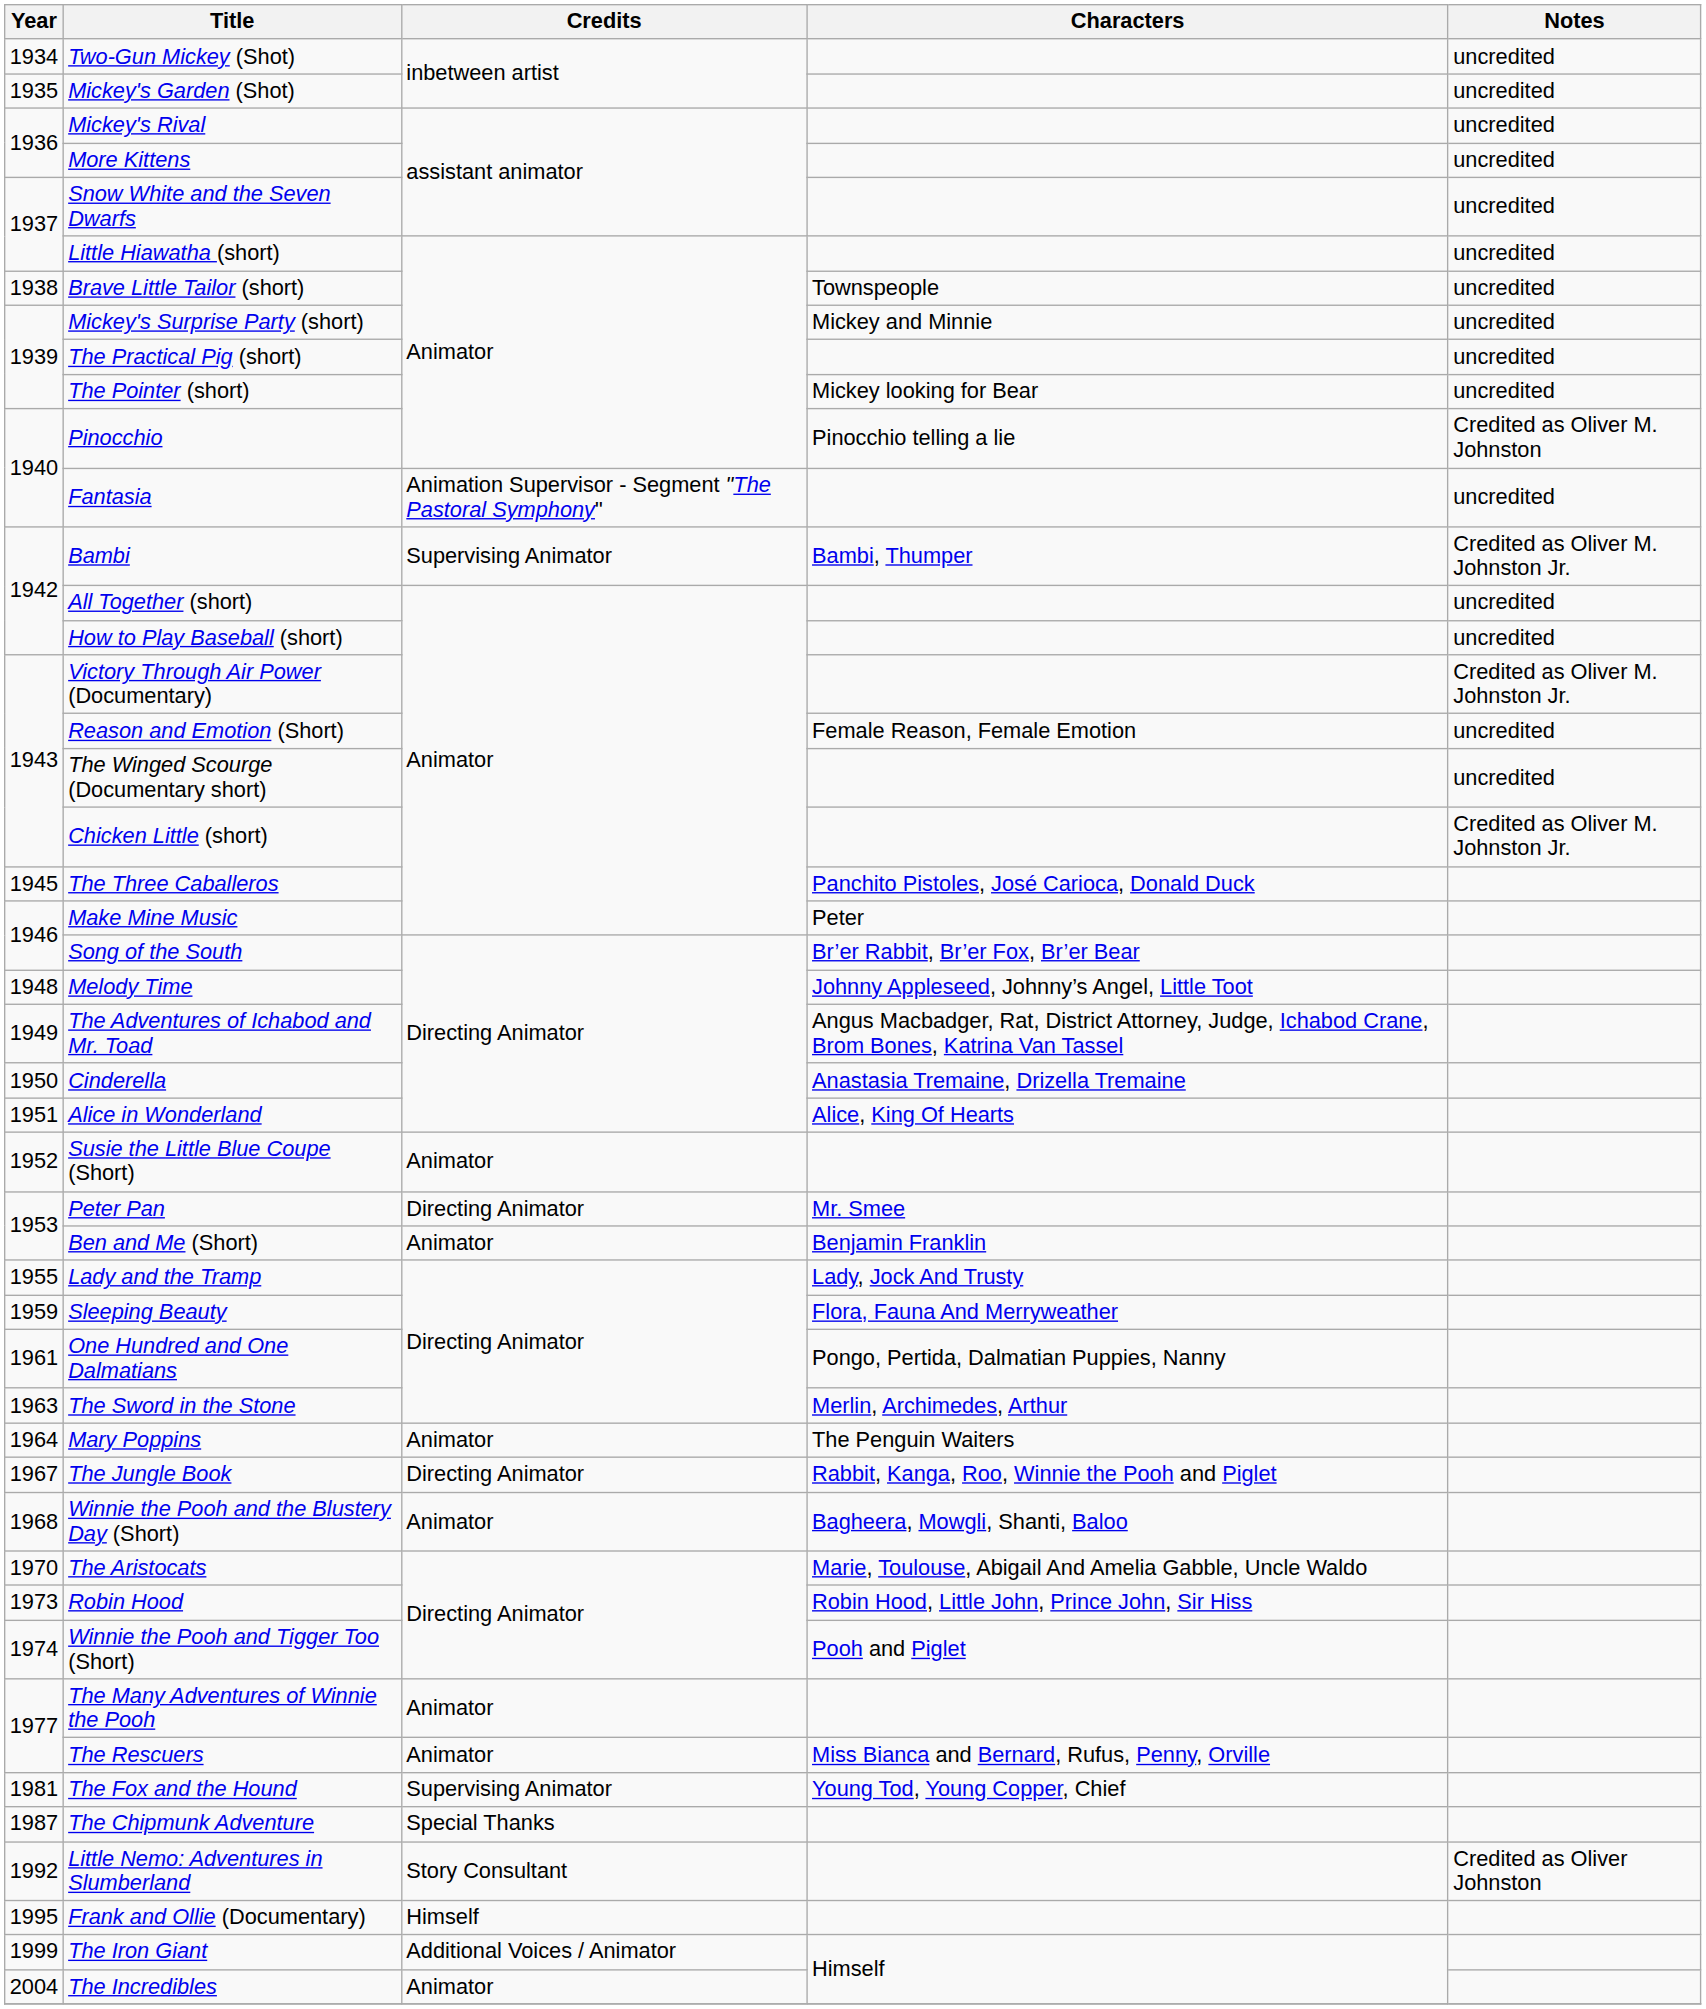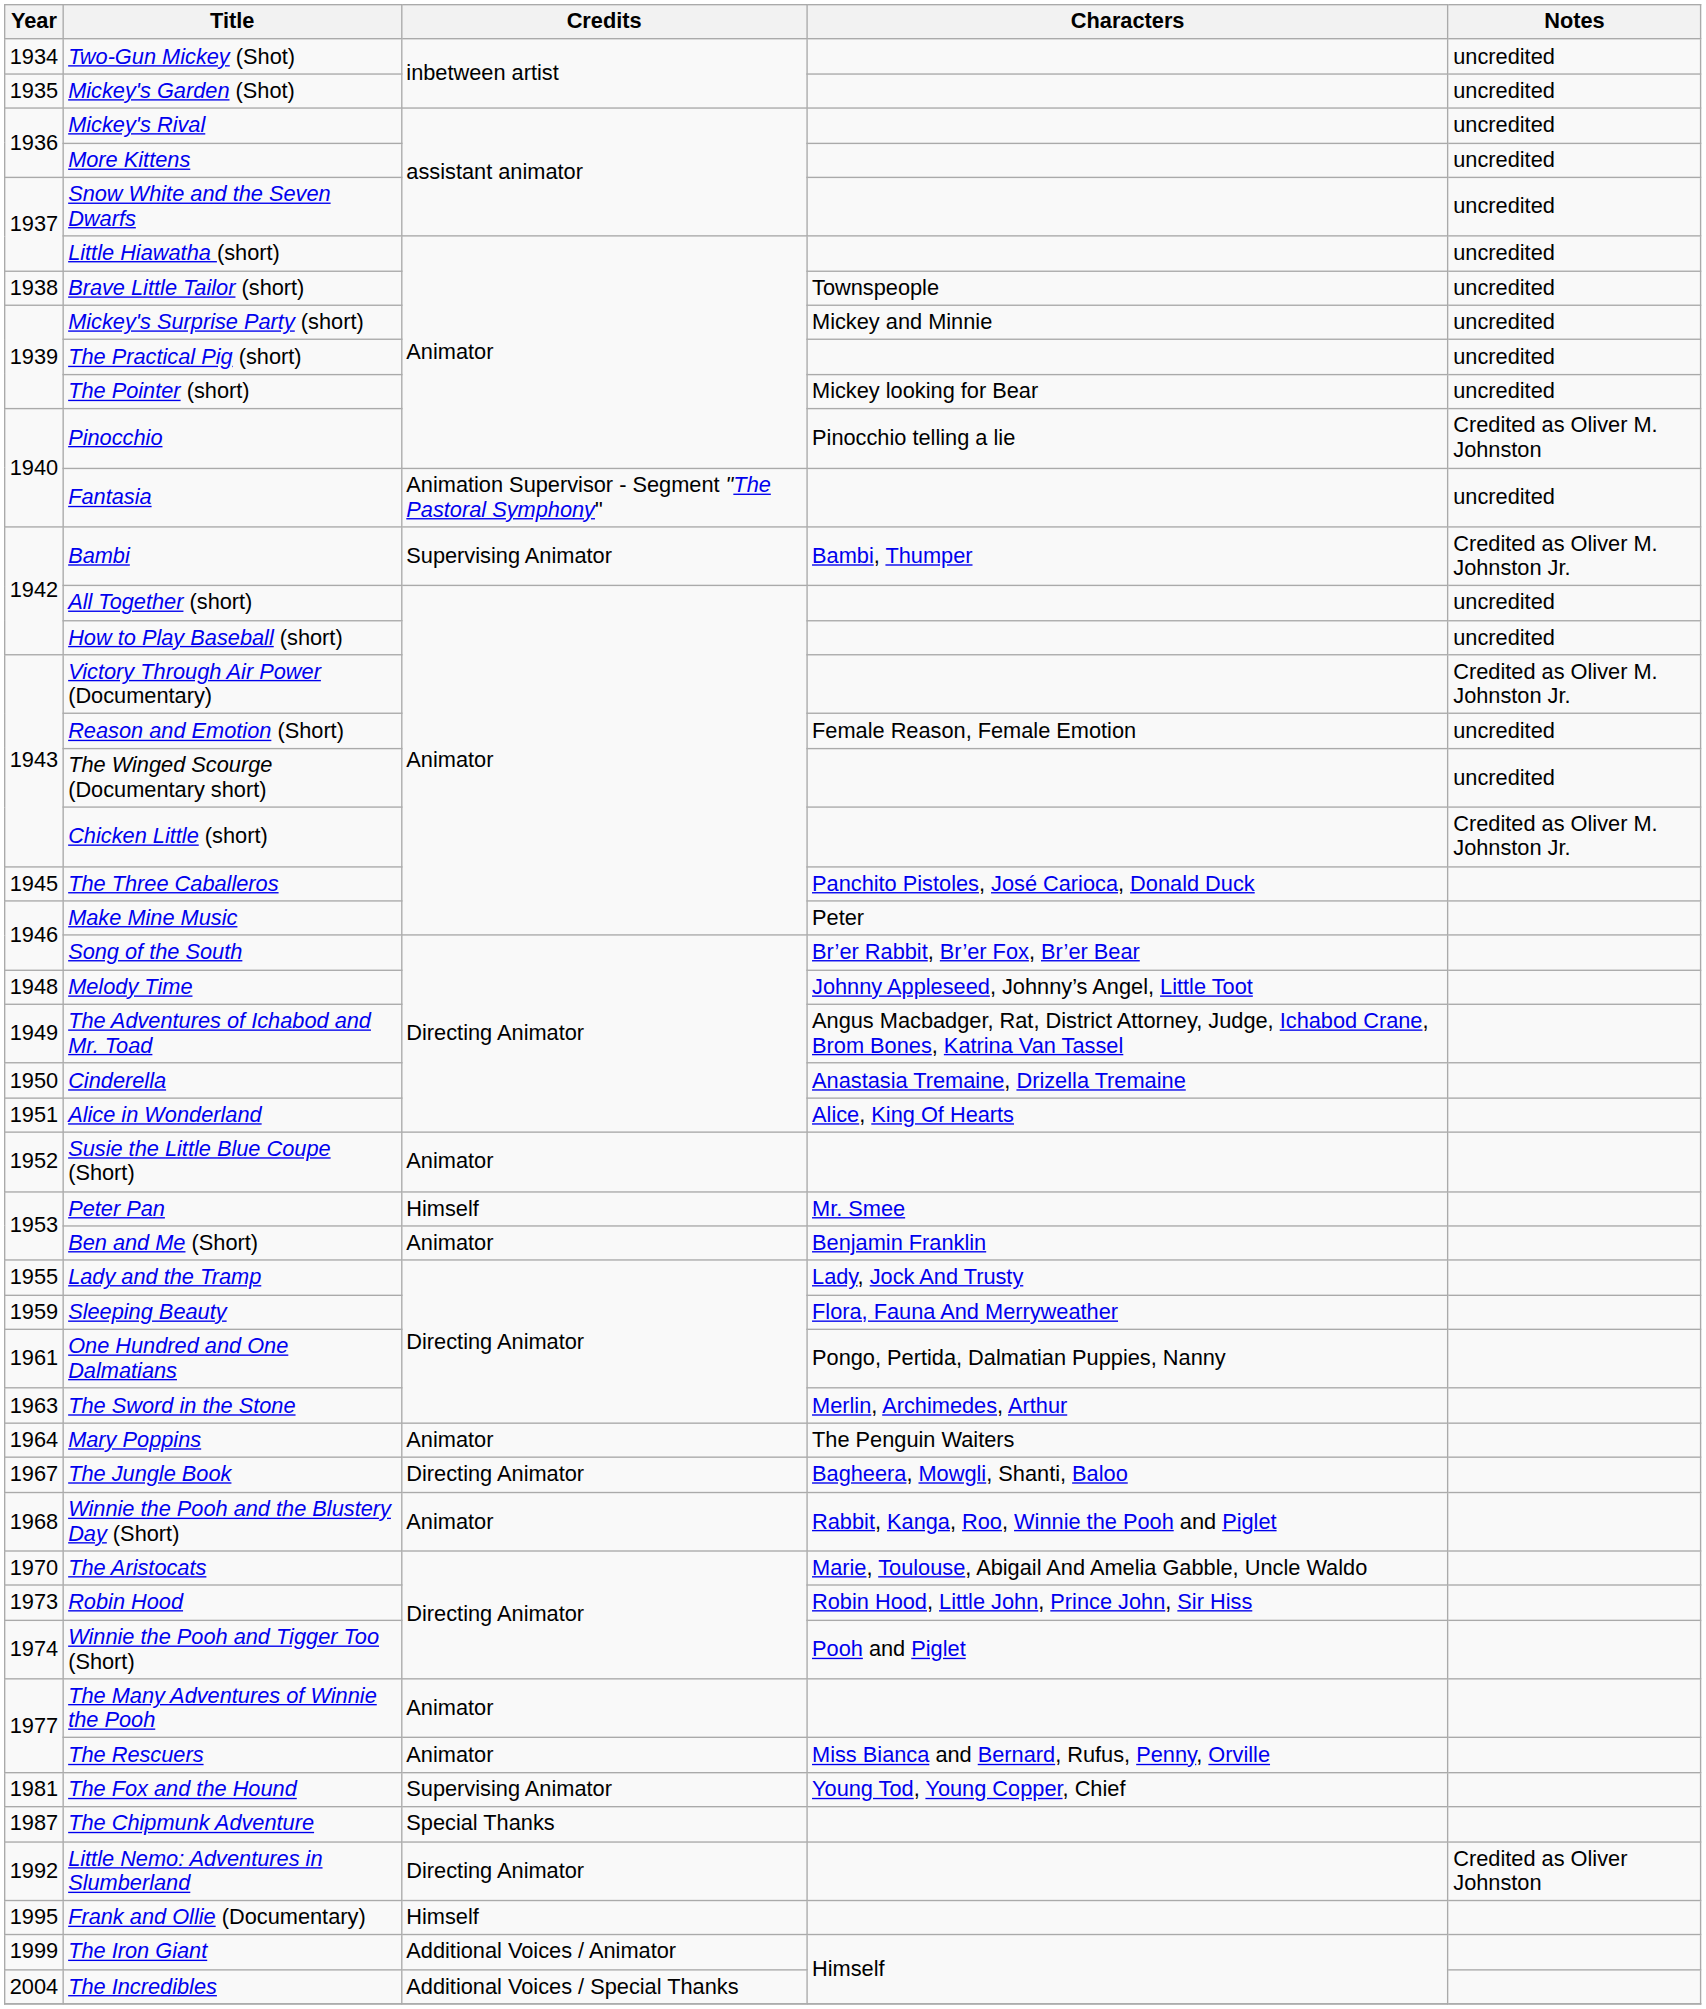(495, 1208) Directing Animator -> (443, 1208) Himself
(1044, 1474) Rabbit, Kanga, Roo, Winnie the Pooh and Piglet -> (970, 1474) Bagheera, Mowgli, Shanti, Baloo
(970, 1521) Bagheera, Mowgli, Shanti, Baloo -> (1044, 1521) Rabbit, Kanga, Roo, Winnie the Pooh and Piglet
(487, 1870) Story Consultant -> (495, 1870) Directing Animator
(450, 1986) Animator -> (572, 1986) Additional Voices / Special Thanks
